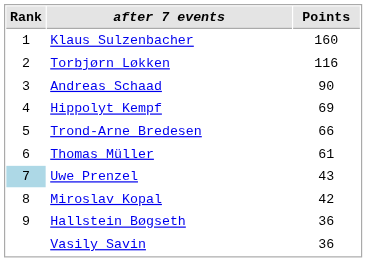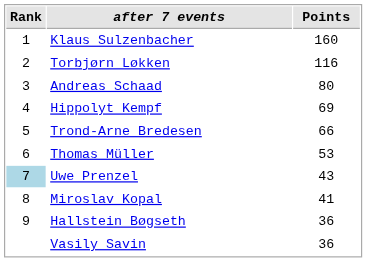(326, 86) 90 -> (326, 86) 80
(326, 154) 61 -> (326, 154) 53
(326, 199) 42 -> (326, 199) 41
